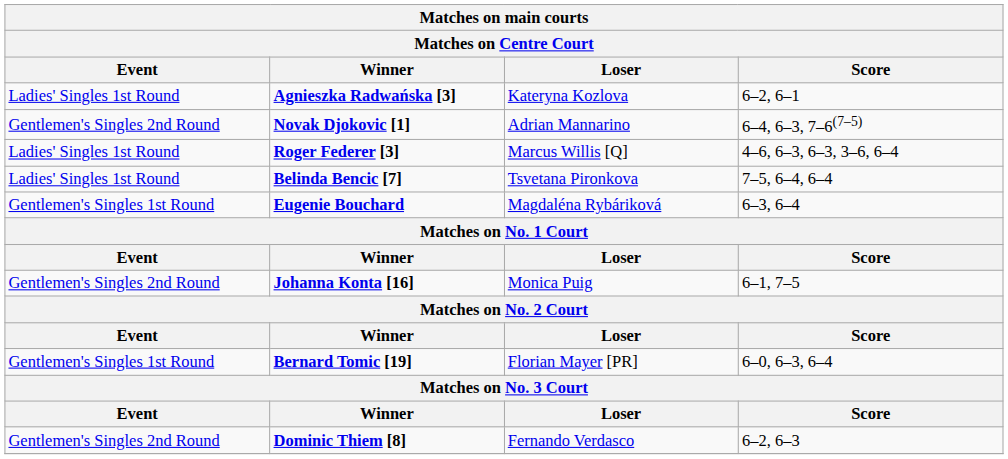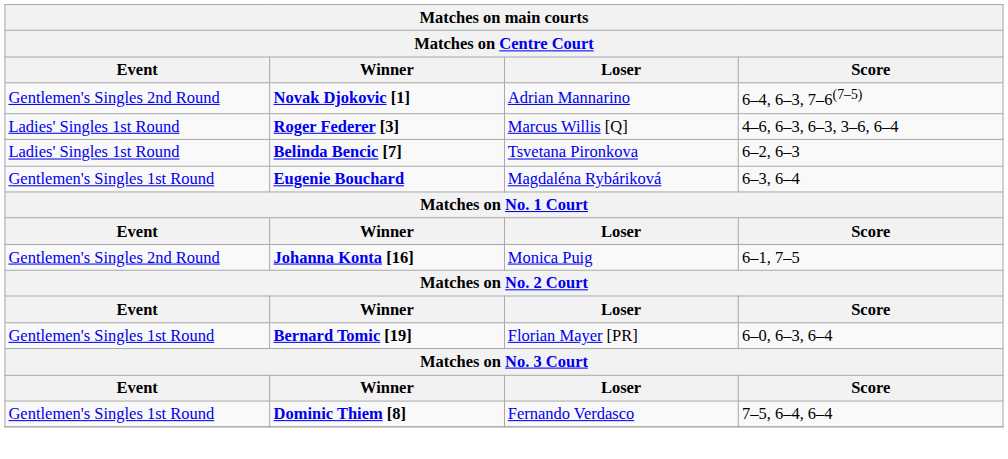- row: (365, 95)
(787, 178) 7–5, 6–4, 6–4 -> (771, 152) 6–2, 6–3
(114, 440) Gentlemen's Singles 2nd Round -> (111, 414) Gentlemen's Singles 1st Round
(771, 440) 6–2, 6–3 -> (787, 414) 7–5, 6–4, 6–4
